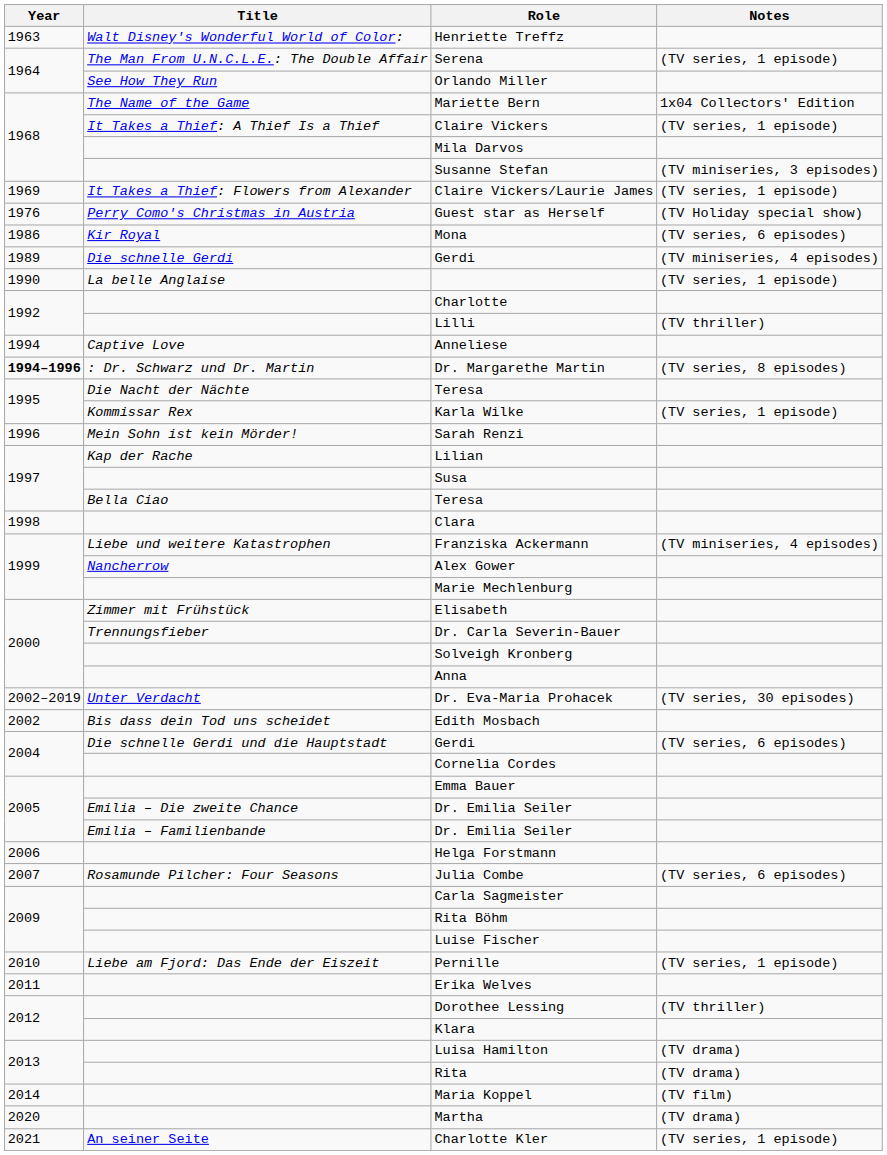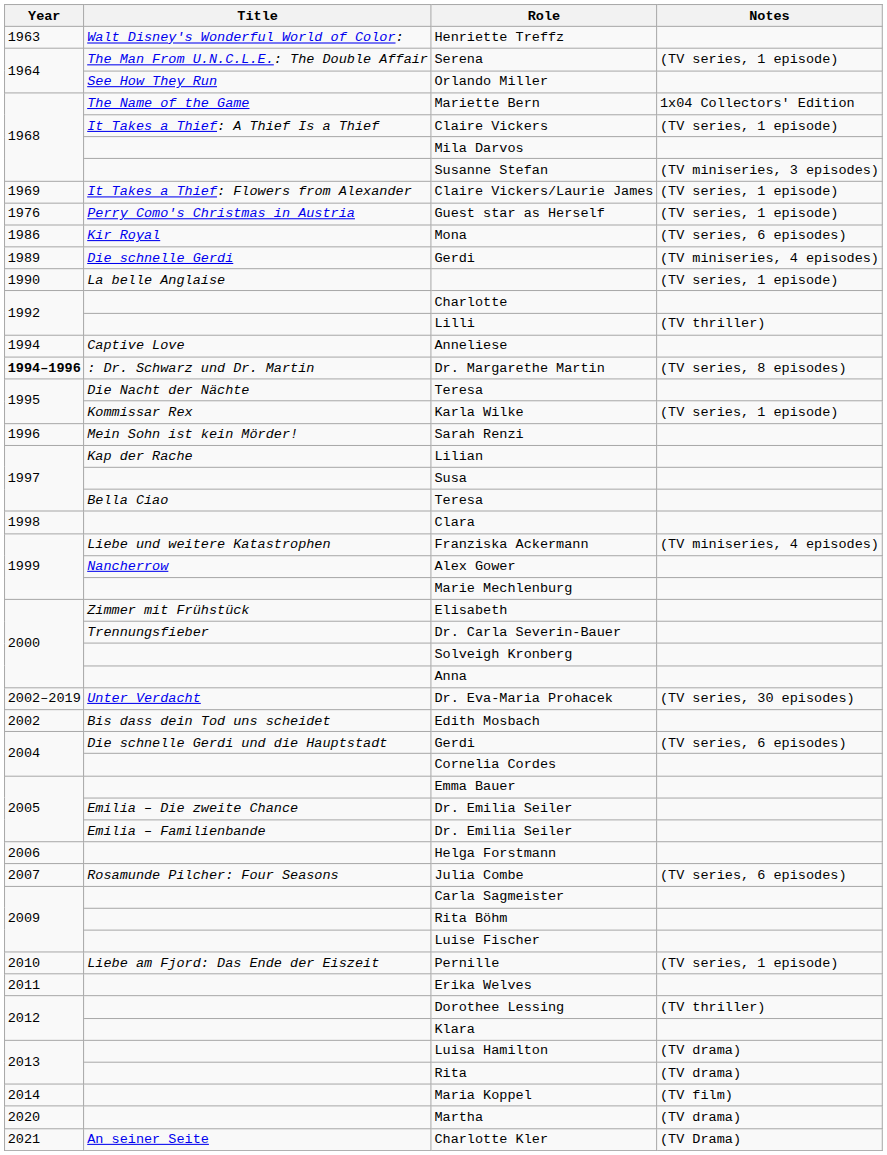(761, 214) (TV Holiday special show) -> (749, 214) (TV series, 1 episode)
(749, 1139) (TV series, 1 episode) -> (700, 1139) (TV Drama)
